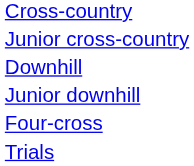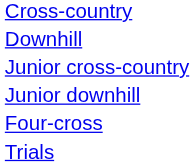rows swapped: (97, 39) <-> (44, 67)
